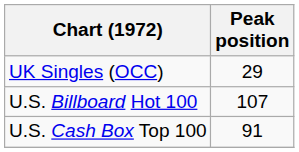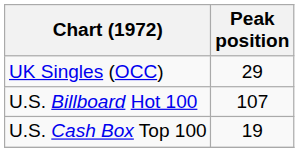(252, 131) 91 -> (252, 131) 19
